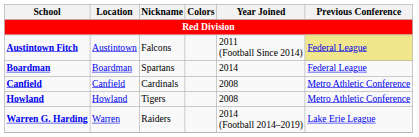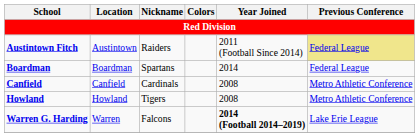(156, 47) Falcons -> (156, 47) Raiders
(156, 119) Raiders -> (156, 119) Falcons
(261, 119) normal -> (262, 119) bold
